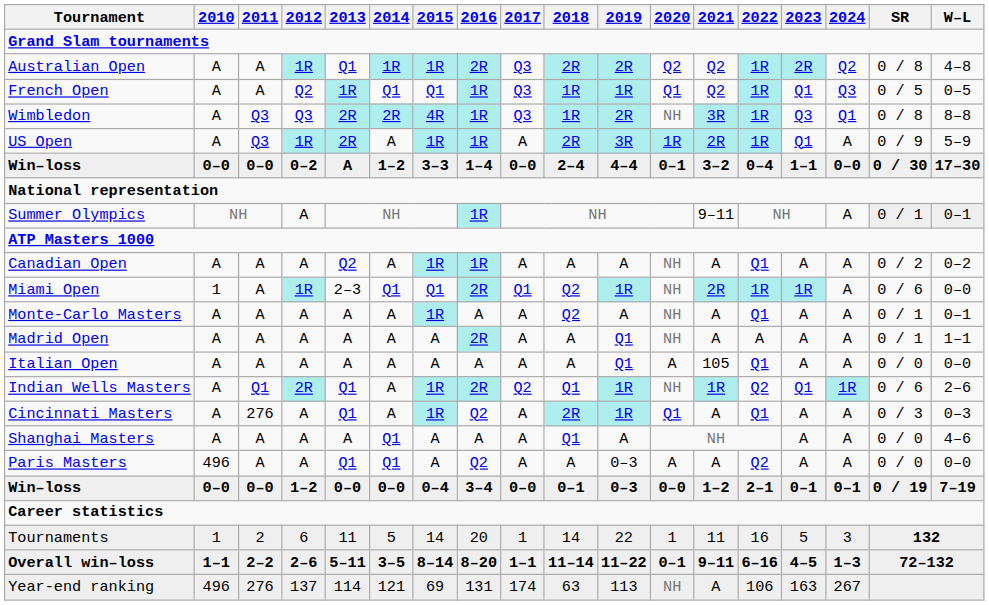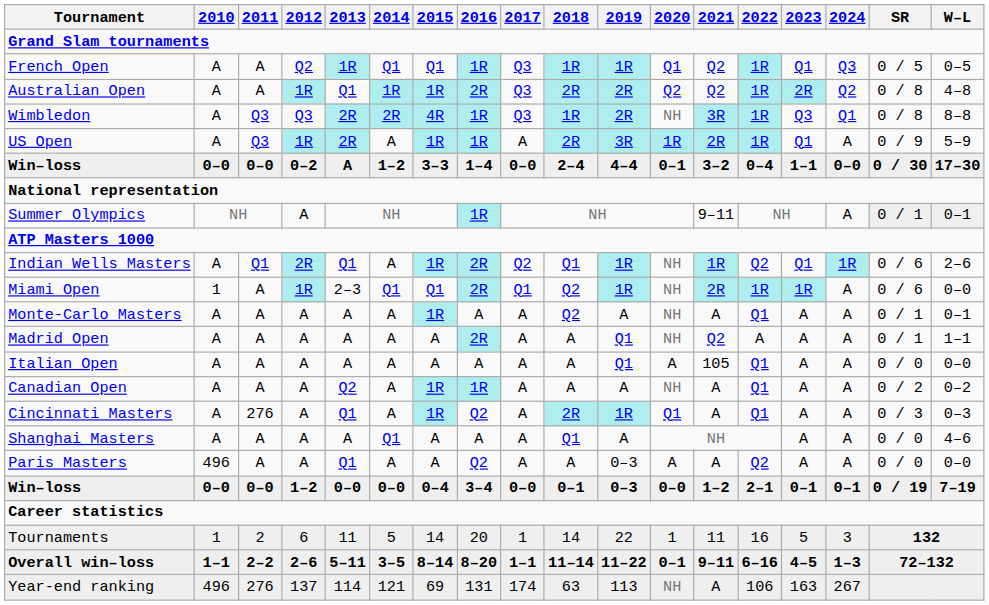rows swapped: (77, 67) <-> (58, 91)
rows swapped: (99, 389) <-> (68, 265)
(716, 339) A -> (716, 339) Q2
(391, 463) Q1 -> (391, 463) A
